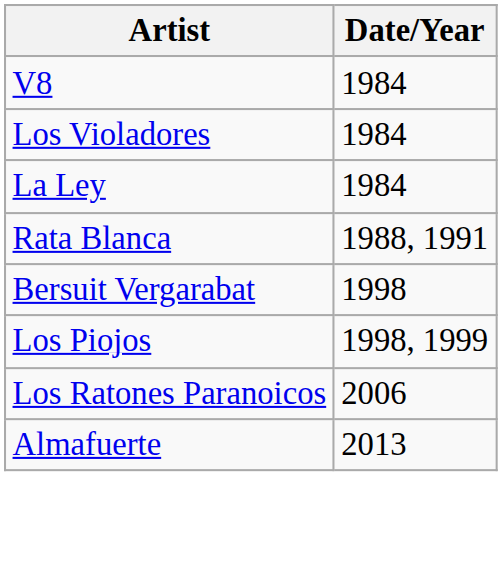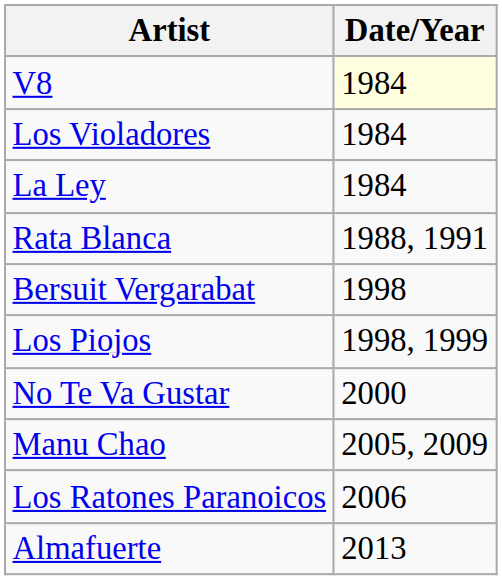(374, 82) no background -> (374, 82) lightyellow background
+ row: (121, 392)
+ row: (89, 444)
